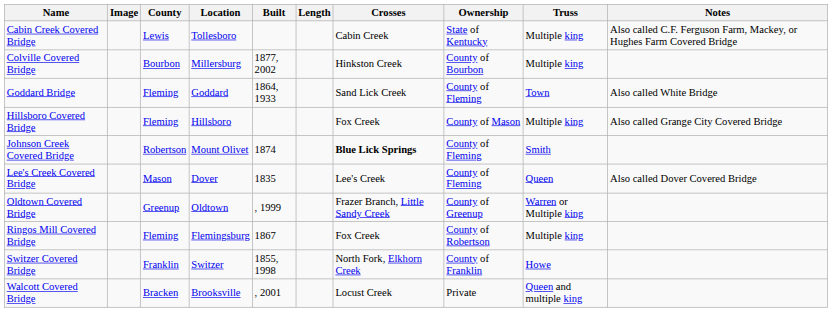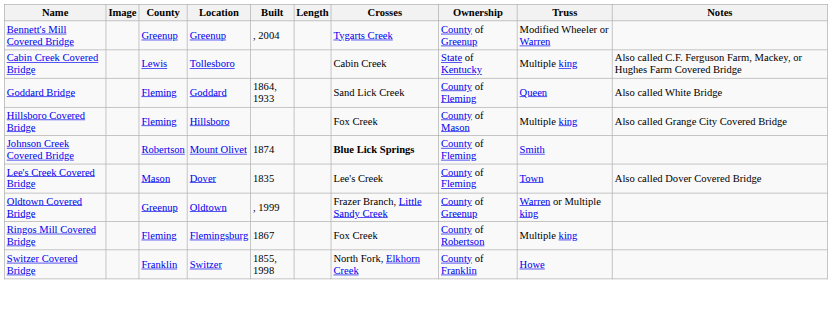+ row: (40, 35)
- row: (43, 64)
(538, 92) Town -> (533, 92) Queen
(539, 178) Queen -> (532, 178) Town
- row: (42, 293)
